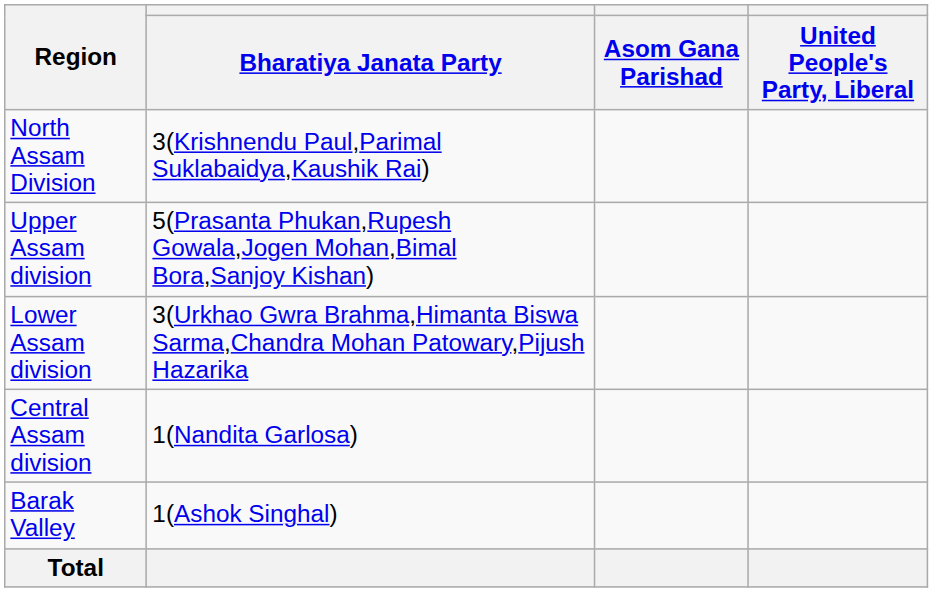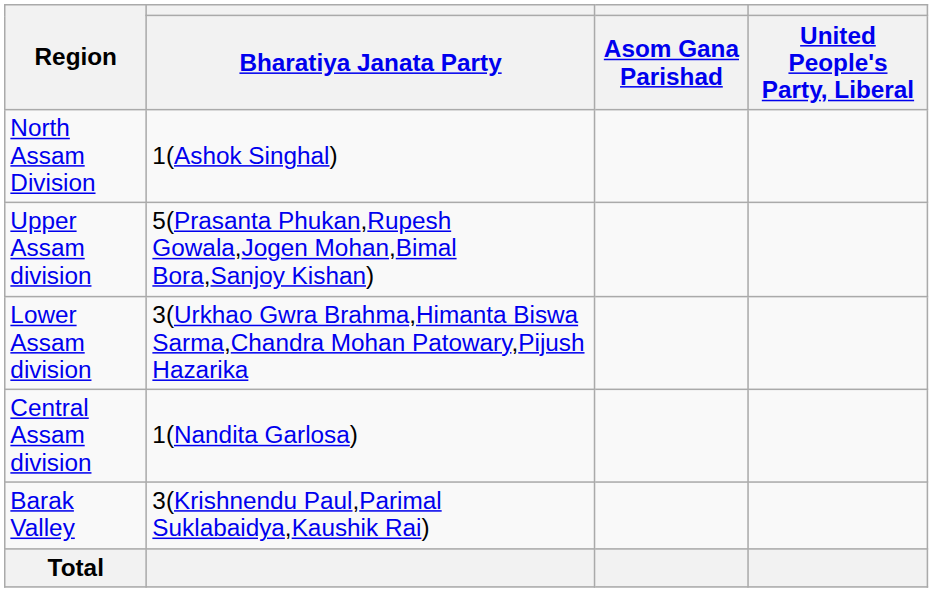(297, 155) 3(Krishnendu Paul,Parimal Suklabaidya,Kaushik Rai) -> (245, 155) 1(Ashok Singhal)
(245, 515) 1(Ashok Singhal) -> (297, 515) 3(Krishnendu Paul,Parimal Suklabaidya,Kaushik Rai)
